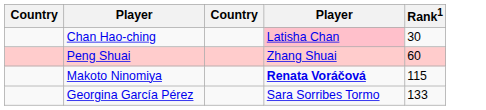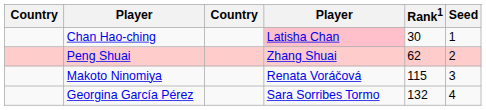+ column: (463, 15)
(414, 56) 60 -> (414, 56) 62
(316, 76) bold -> (314, 76) normal
(418, 95) 133 -> (418, 95) 132
